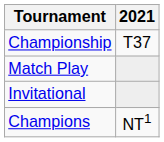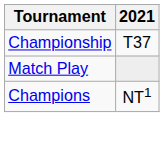- row: (47, 94)
